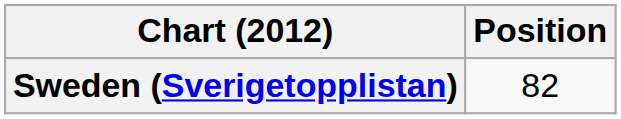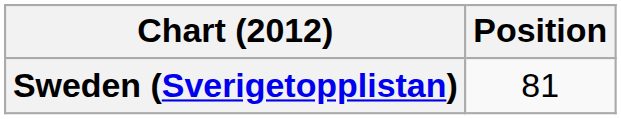(540, 85) 82 -> (540, 85) 81
